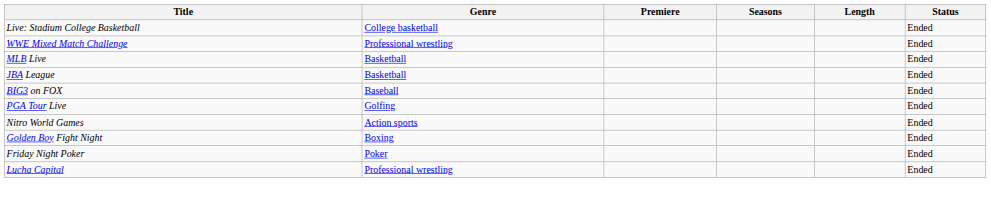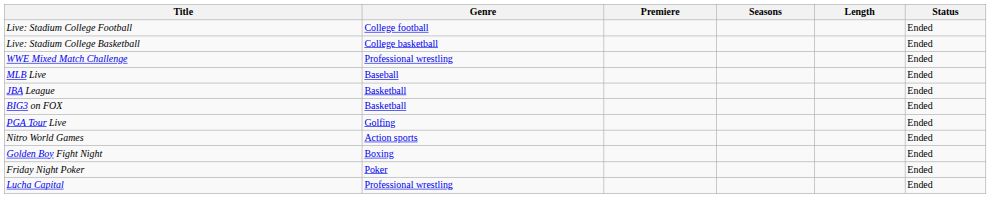+ row: (69, 28)
(385, 59) Basketball -> (381, 75) Baseball
(381, 91) Baseball -> (385, 106) Basketball
